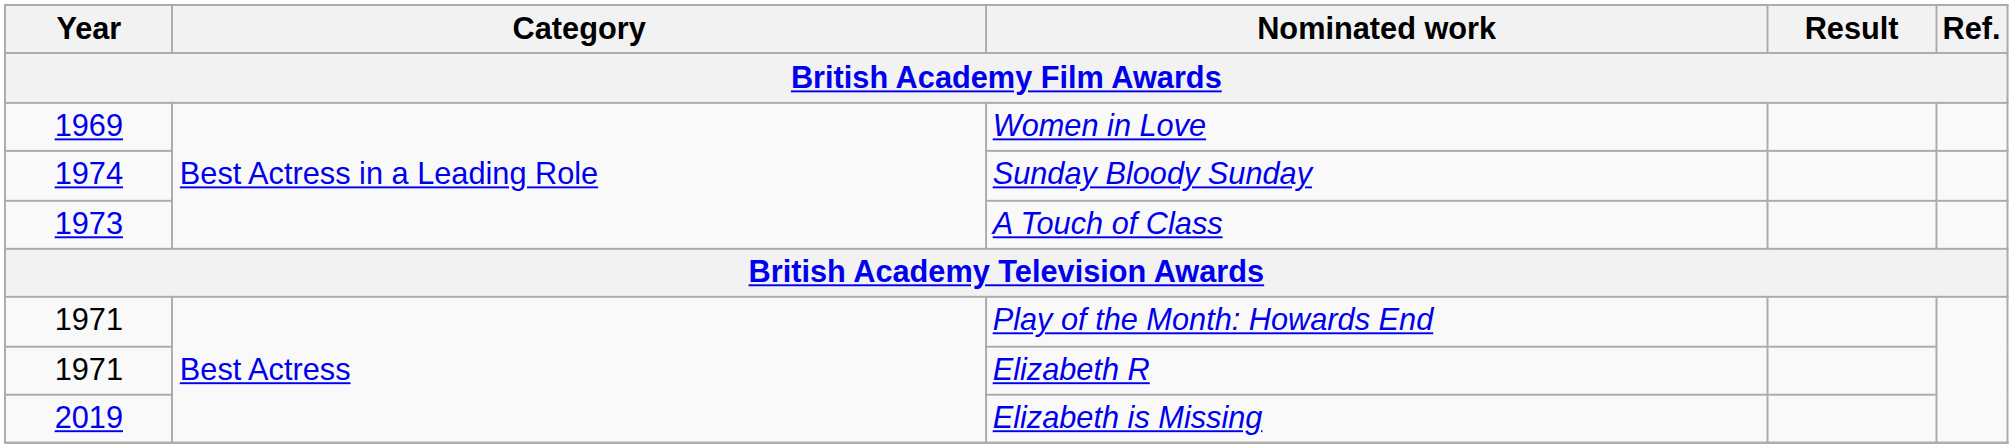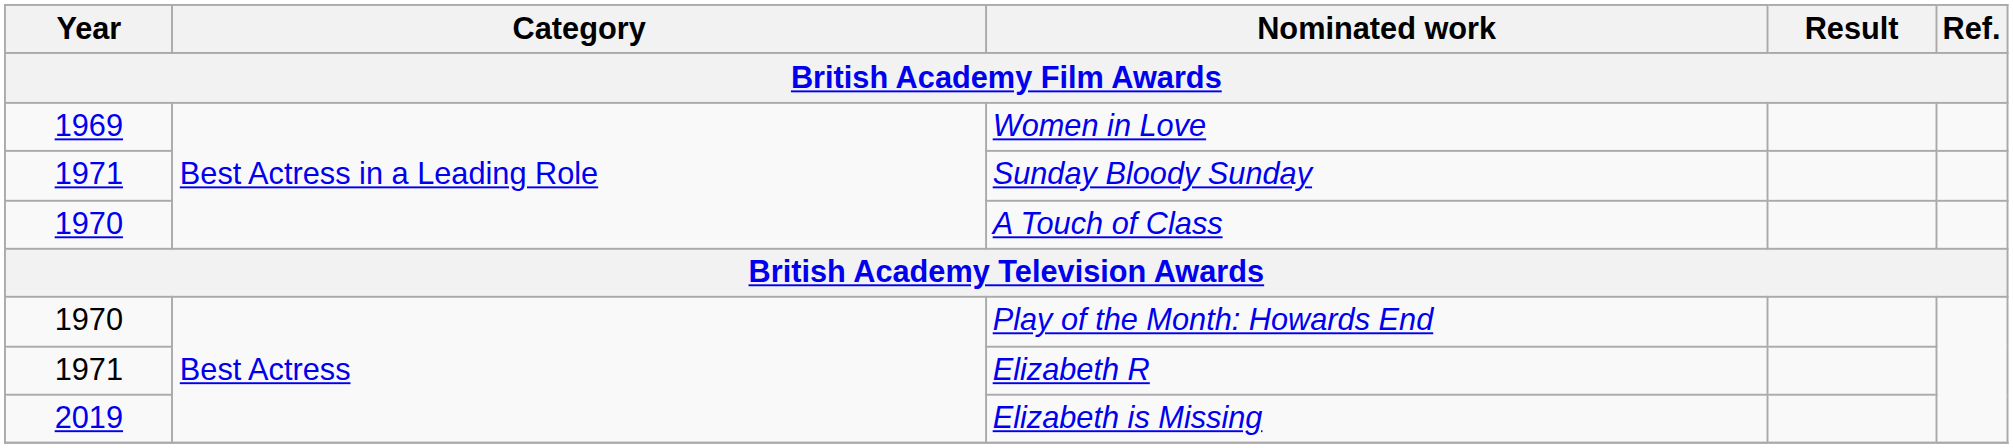(89, 175) 1974 -> (89, 175) 1971
(89, 223) 1973 -> (89, 223) 1970
(89, 321) 1971 -> (89, 321) 1970
